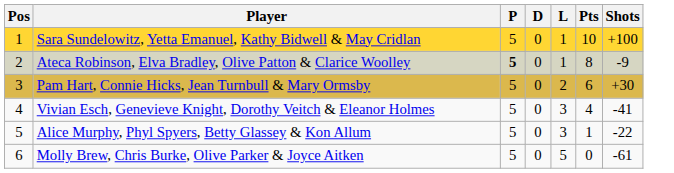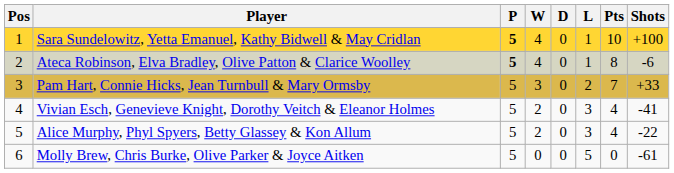+ column: (538, 16)
(513, 39) normal -> (513, 39) bold
(623, 62) -9 -> (648, 62) -6
(589, 86) 6 -> (614, 86) 7
(623, 86) +30 -> (648, 86) +33
(589, 132) 1 -> (614, 132) 4
